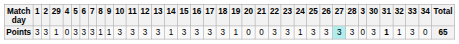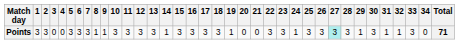columns swapped: (363, 10) <-> (56, 10)
(386, 32) bold -> (386, 32) normal
(443, 32) 65 -> (443, 32) 71
